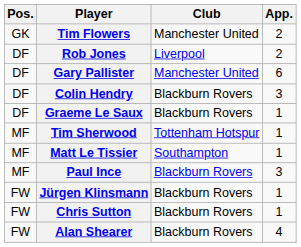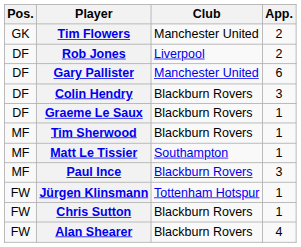(207, 133) Tottenham Hotspur -> (203, 133) Blackburn Rovers
(203, 192) Blackburn Rovers -> (207, 192) Tottenham Hotspur
